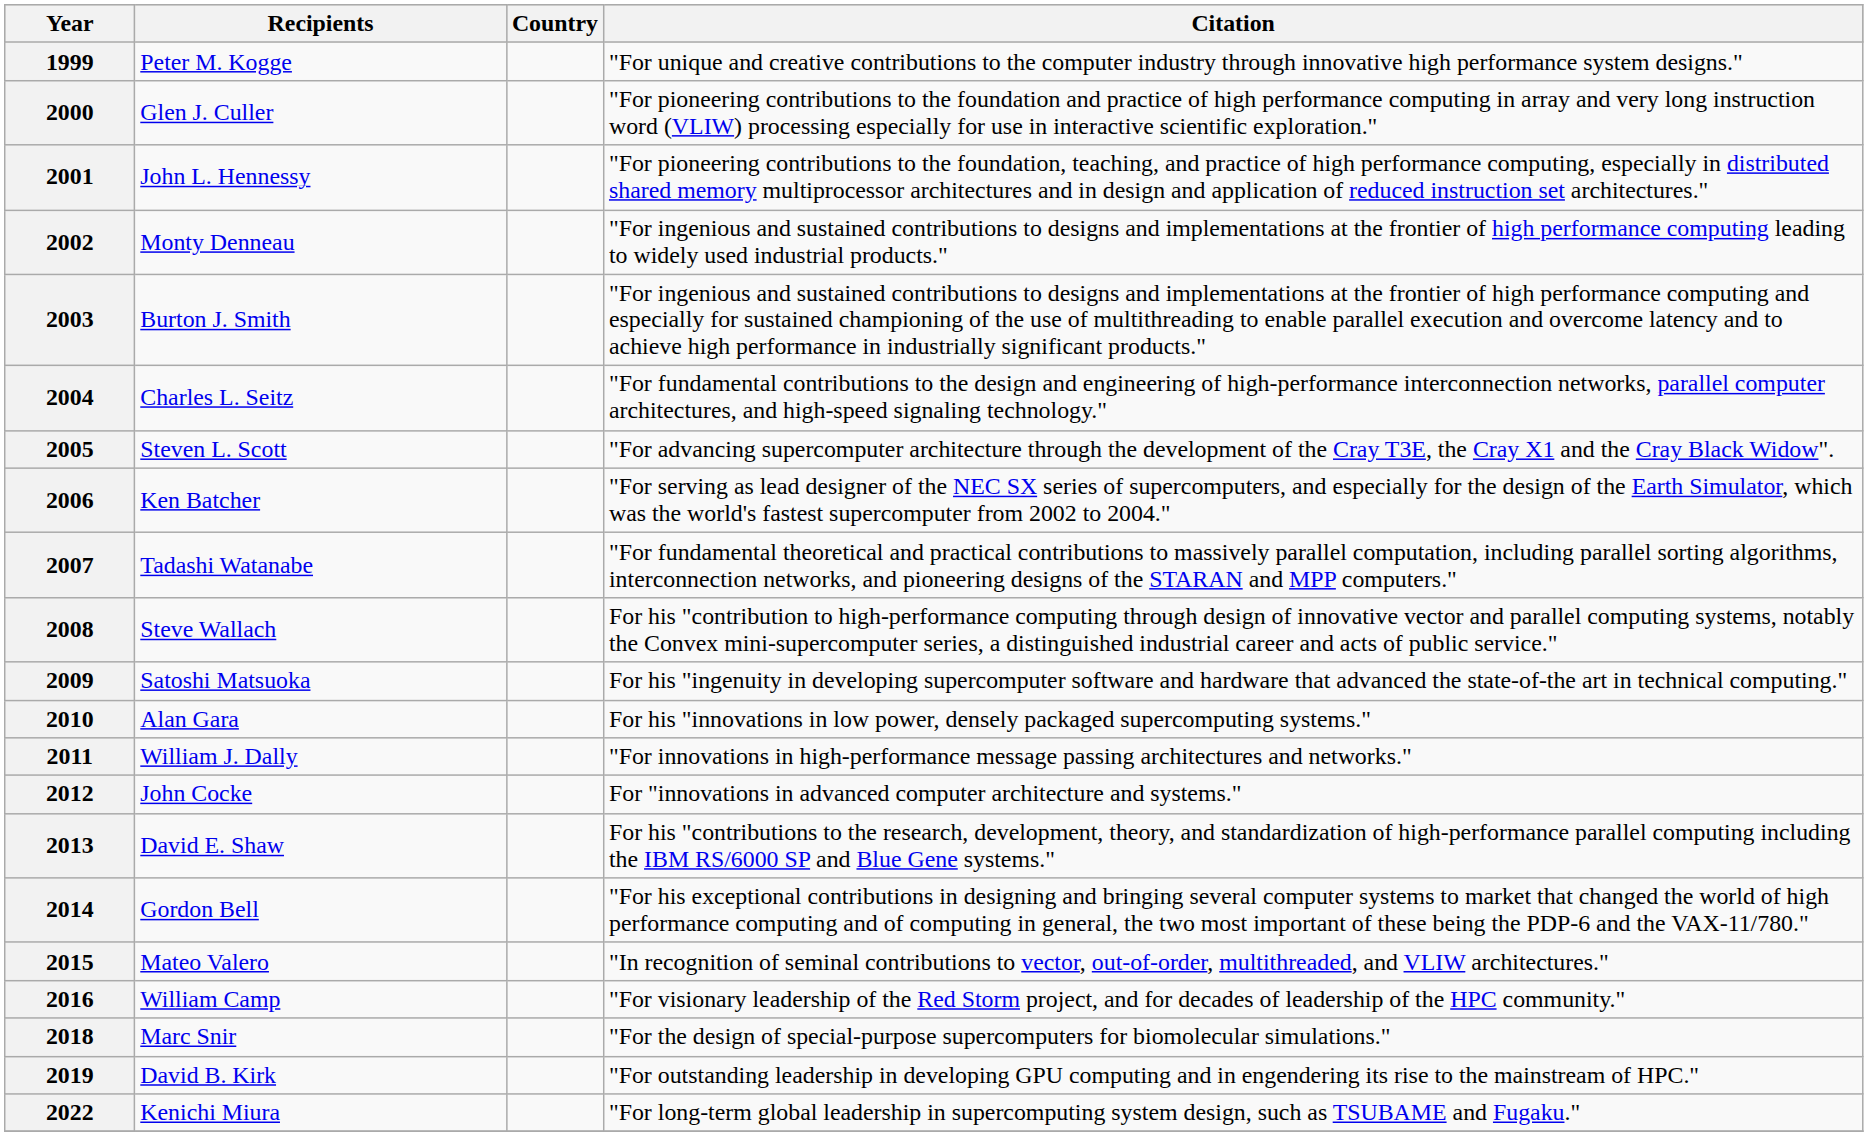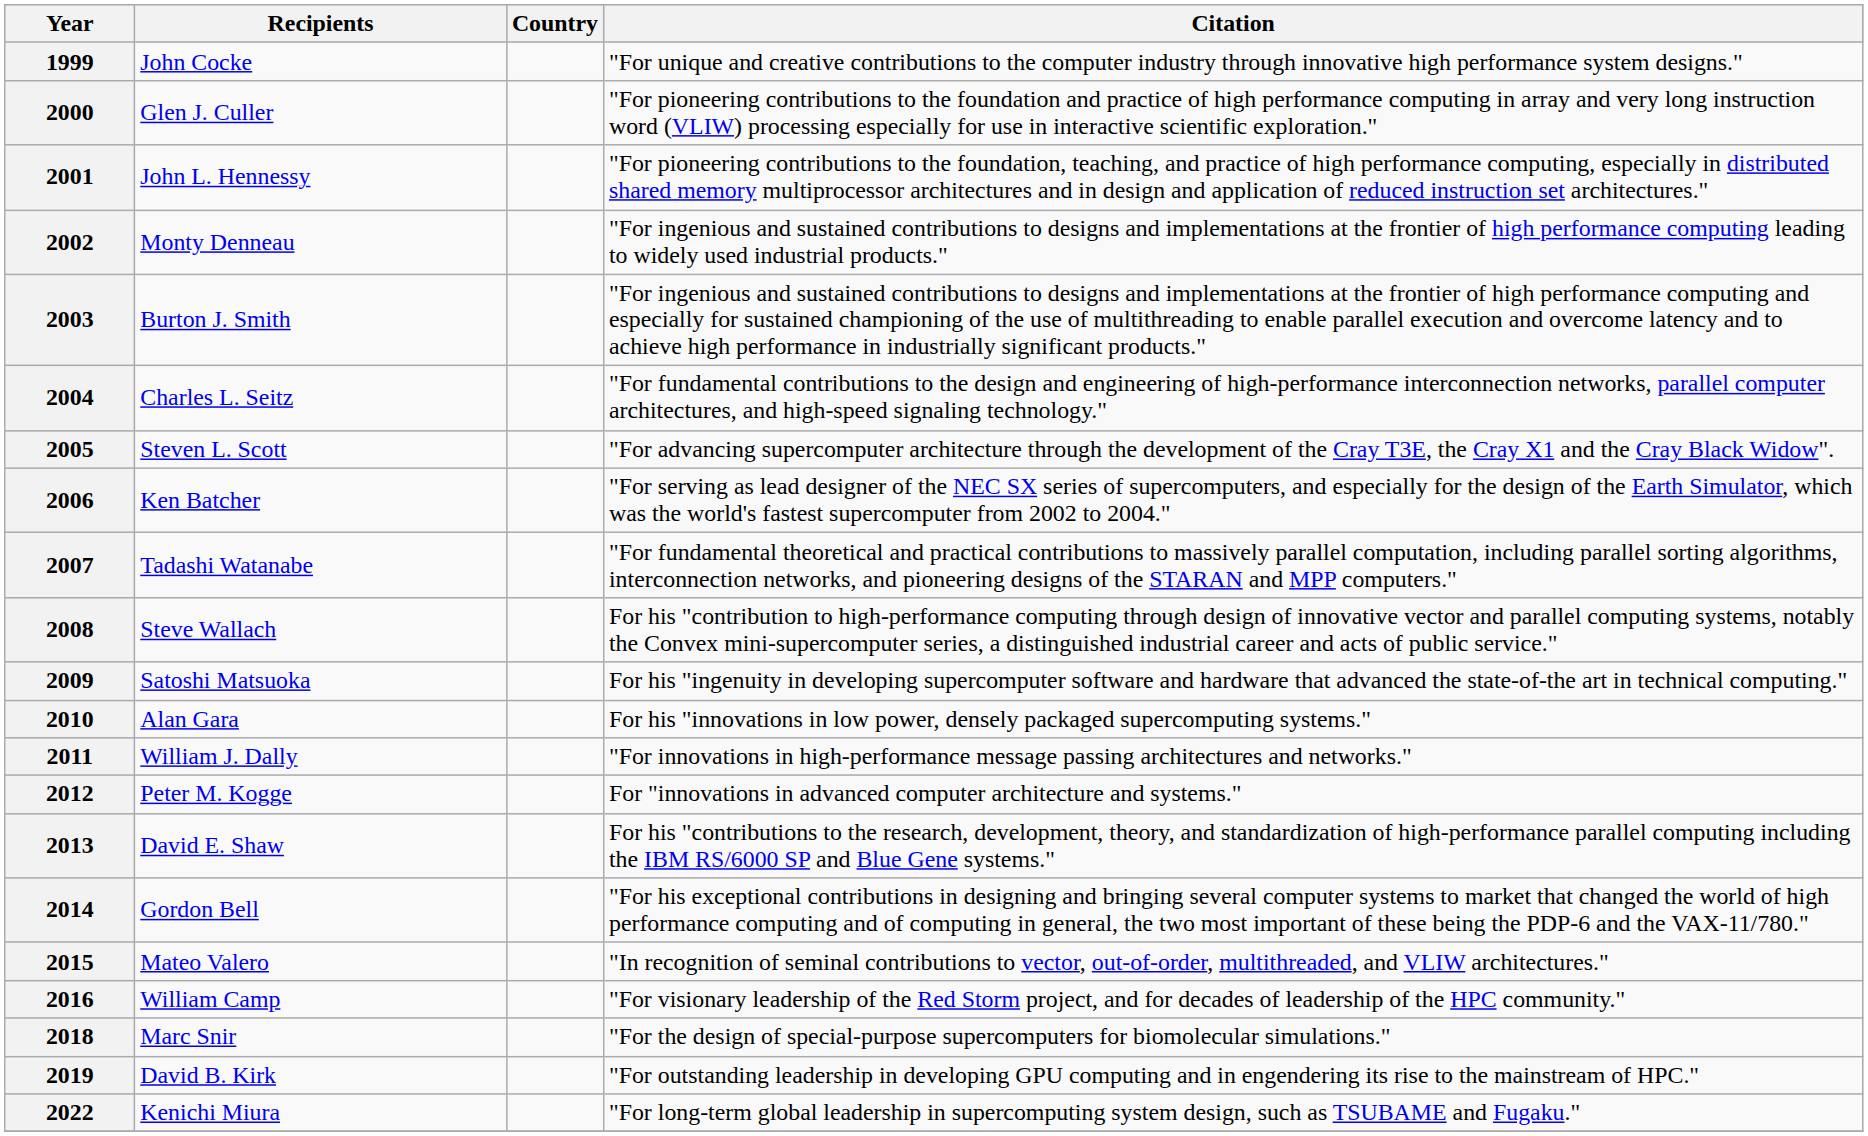(216, 61) Peter M. Kogge -> (196, 61) John Cocke
(196, 794) John Cocke -> (216, 794) Peter M. Kogge
